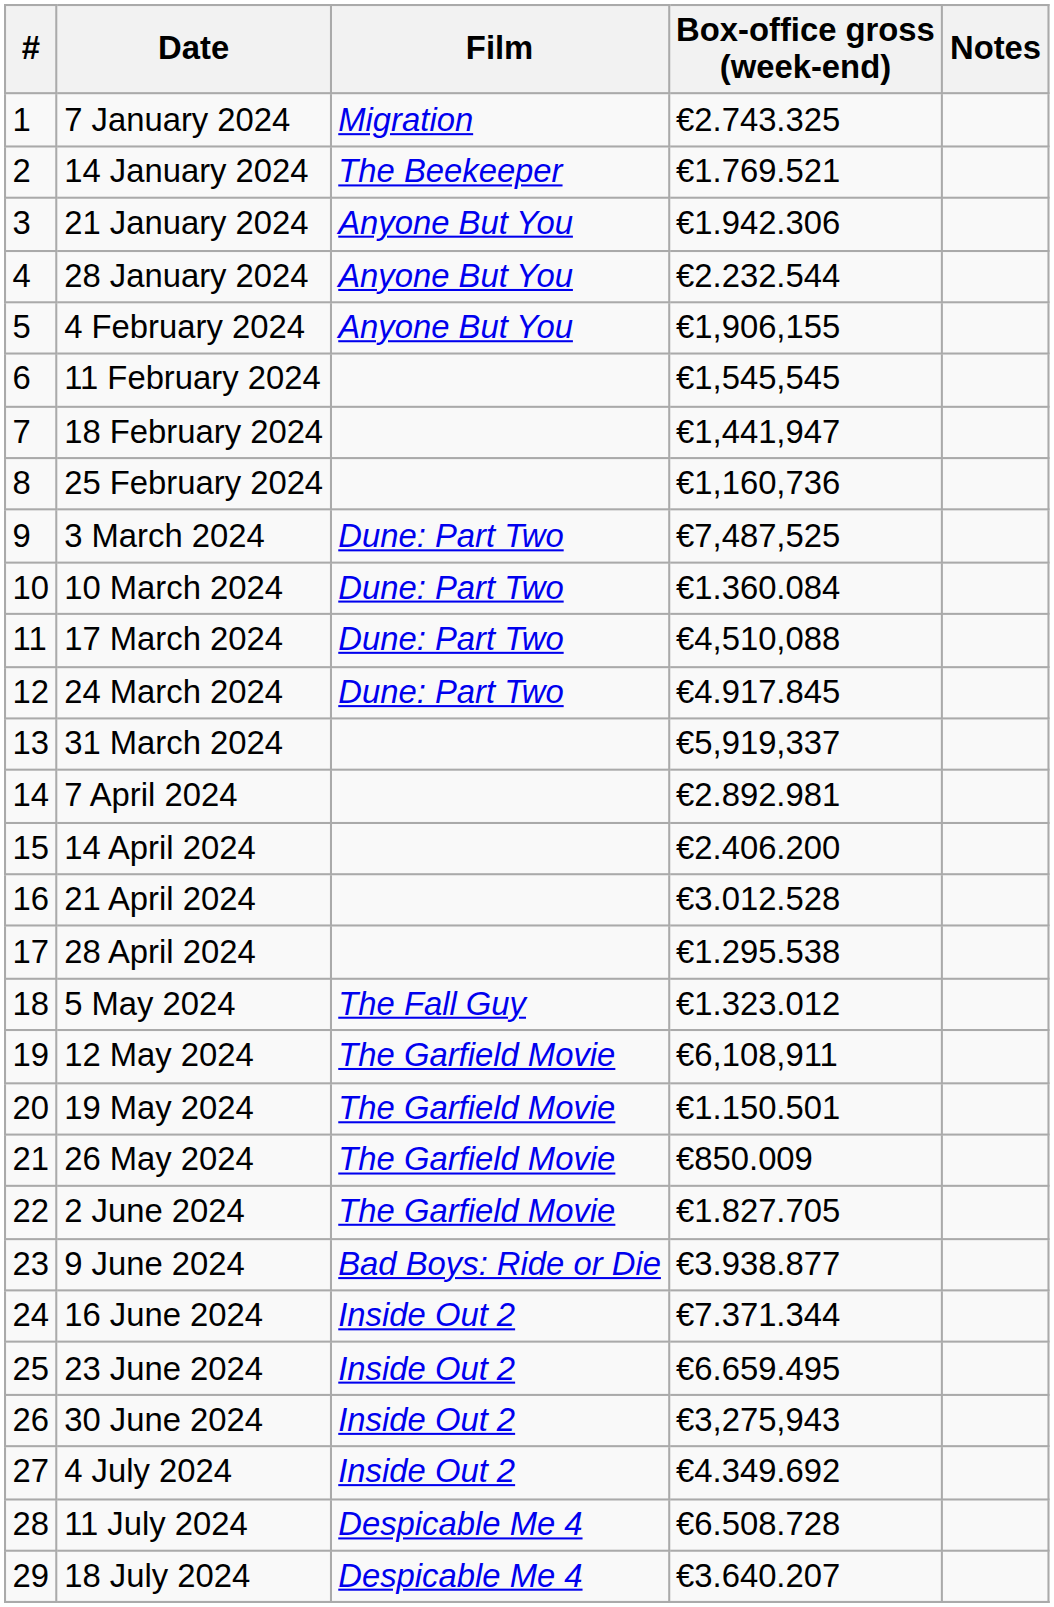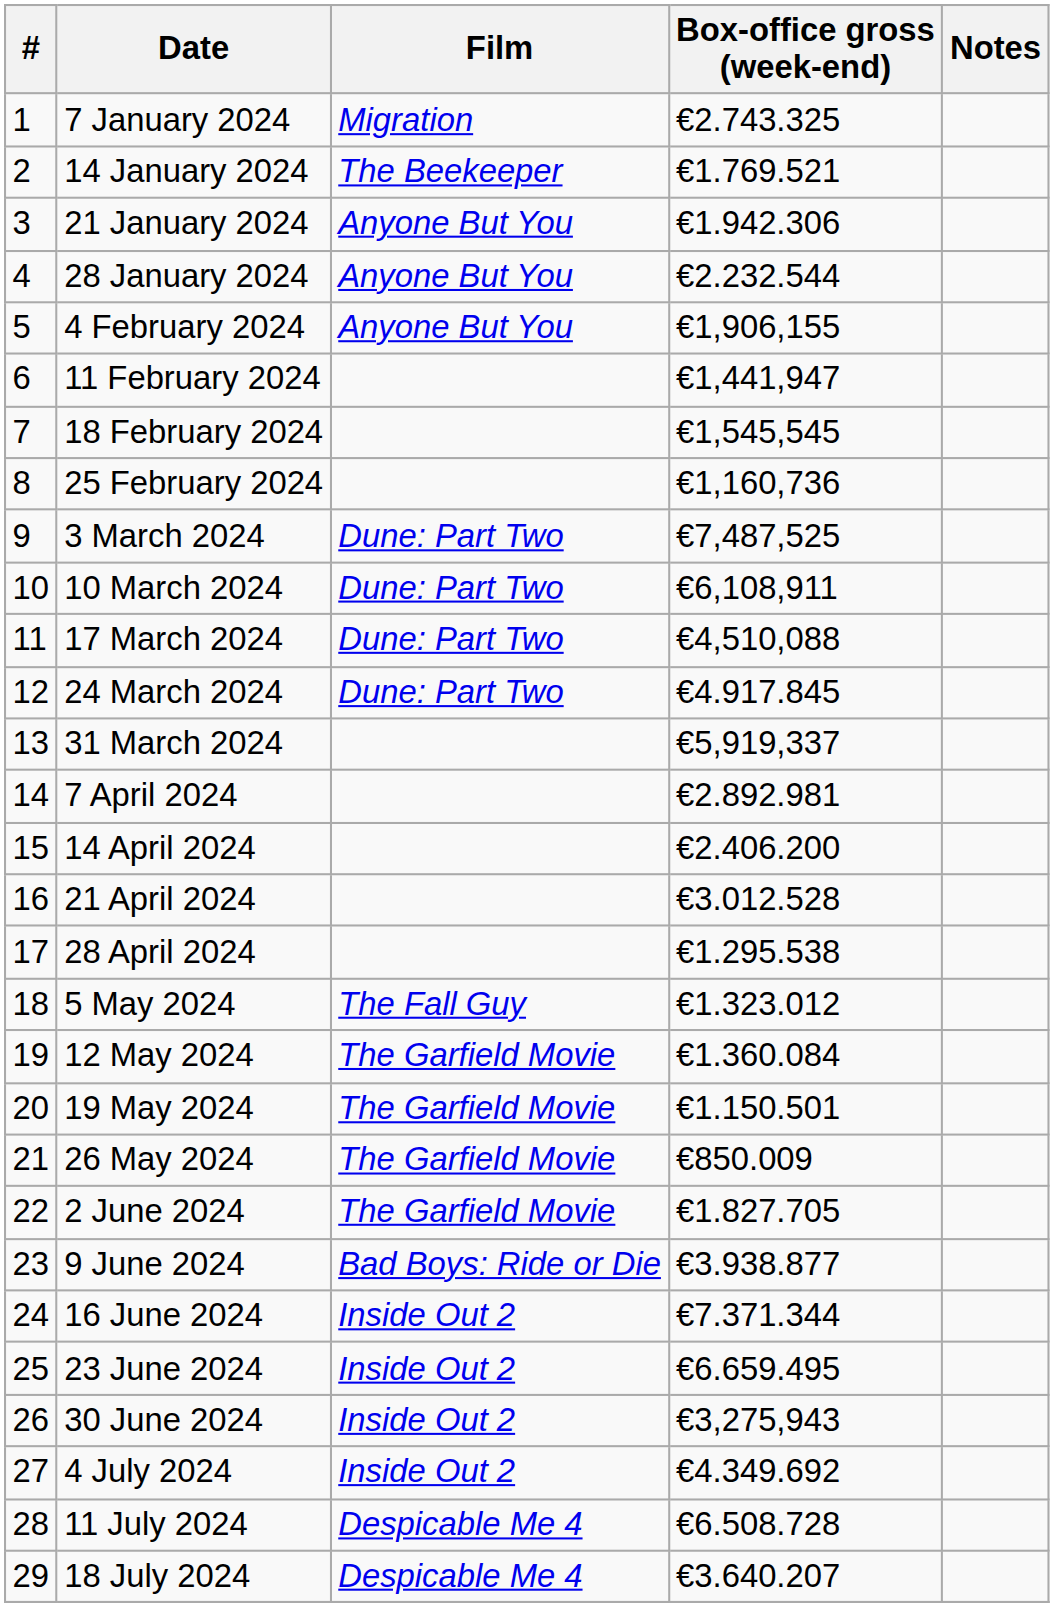(758, 379) €1,545,545 -> (758, 379) €1,441,947
(758, 431) €1,441,947 -> (758, 431) €1,545,545
(758, 587) €1.360.084 -> (757, 587) €6,108,911
(757, 1055) €6,108,911 -> (758, 1055) €1.360.084
